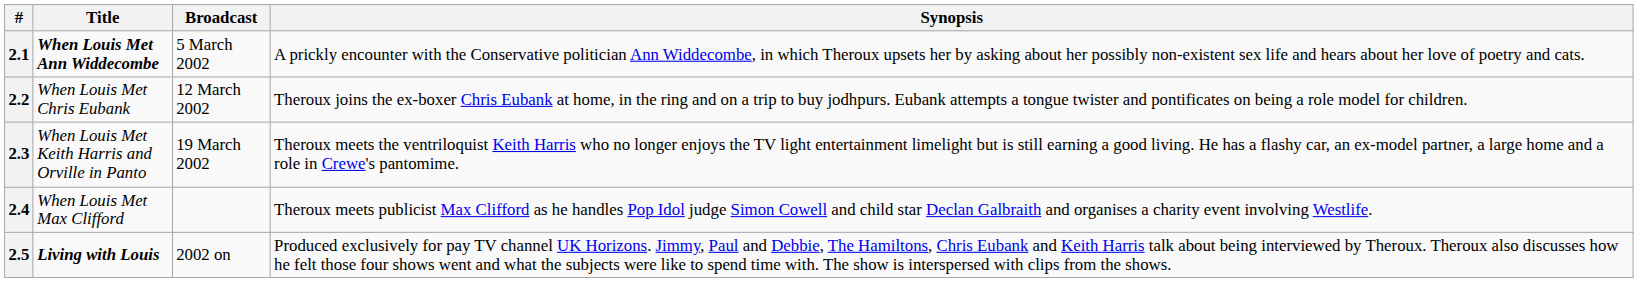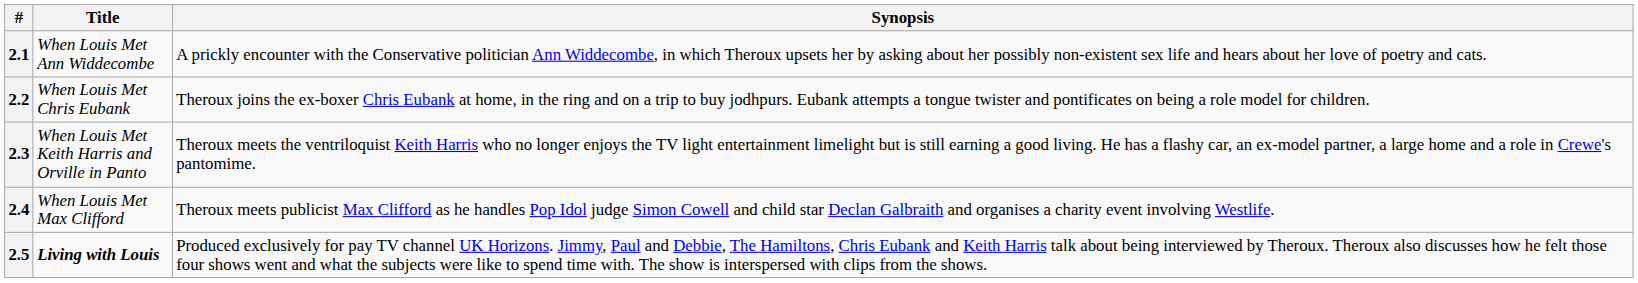- column: (221, 17)
(98, 53) bold -> (96, 53) normal
